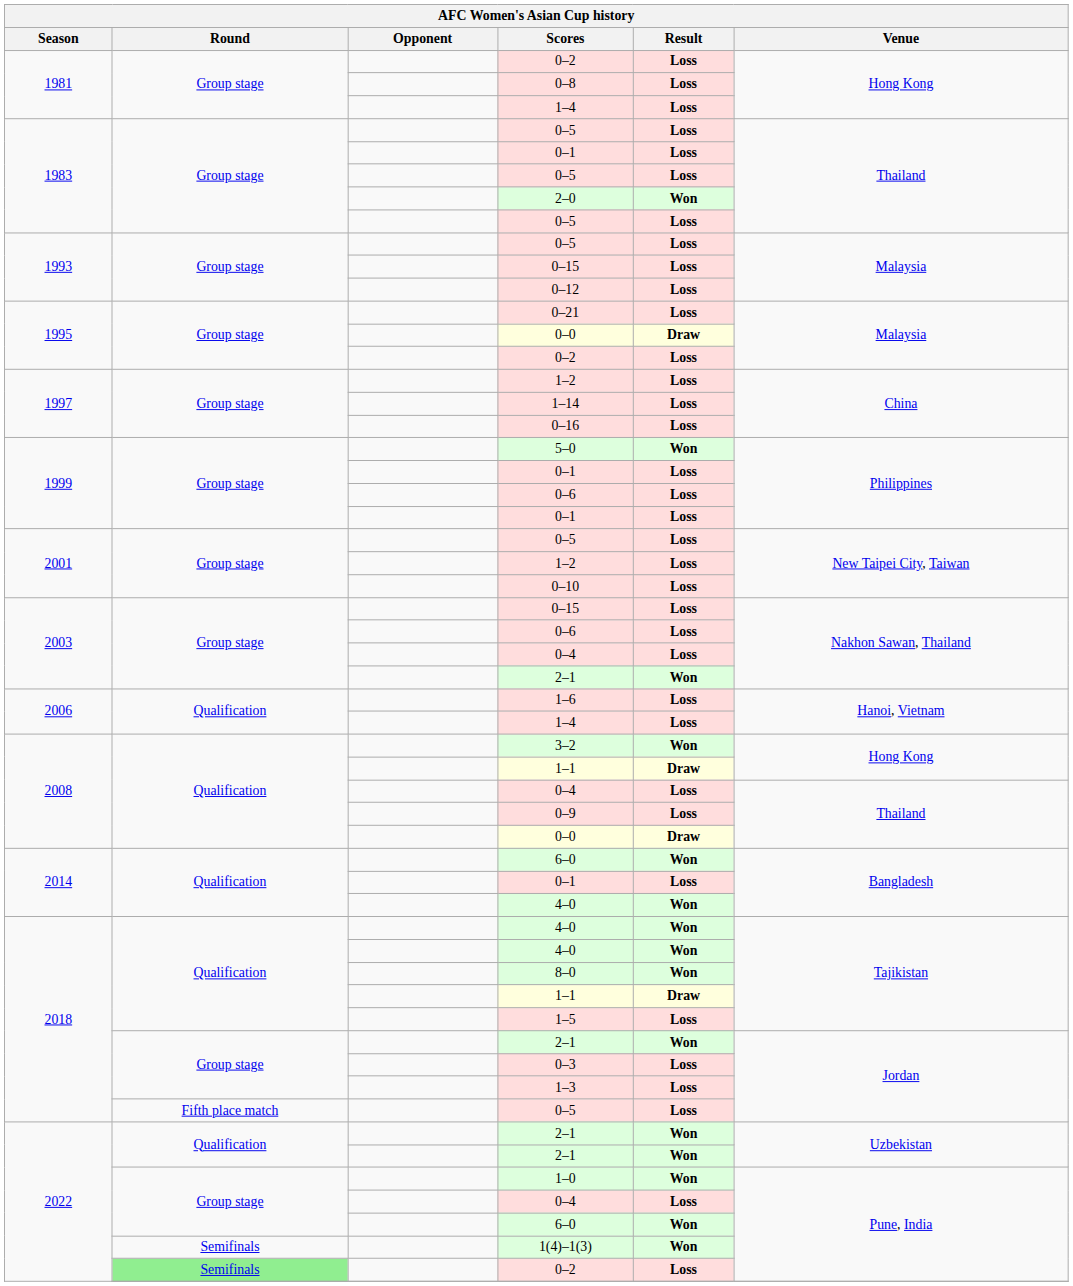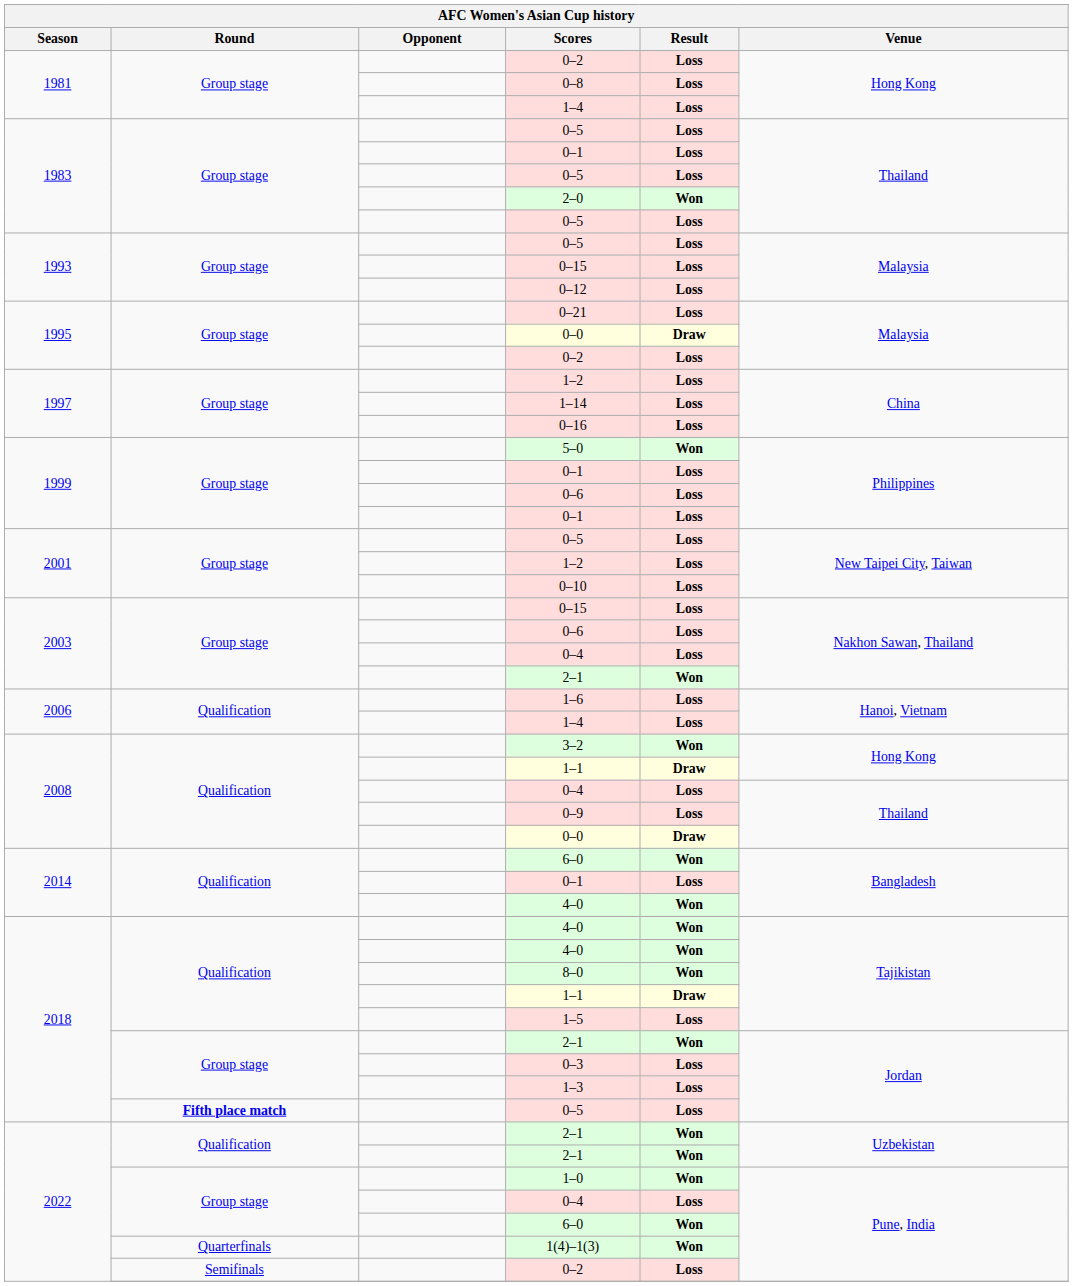(230, 1110) normal -> (234, 1110) bold
(230, 1247) Semifinals -> (234, 1247) Quarterfinals
(230, 1270) lightgreen background -> (234, 1270) no background
